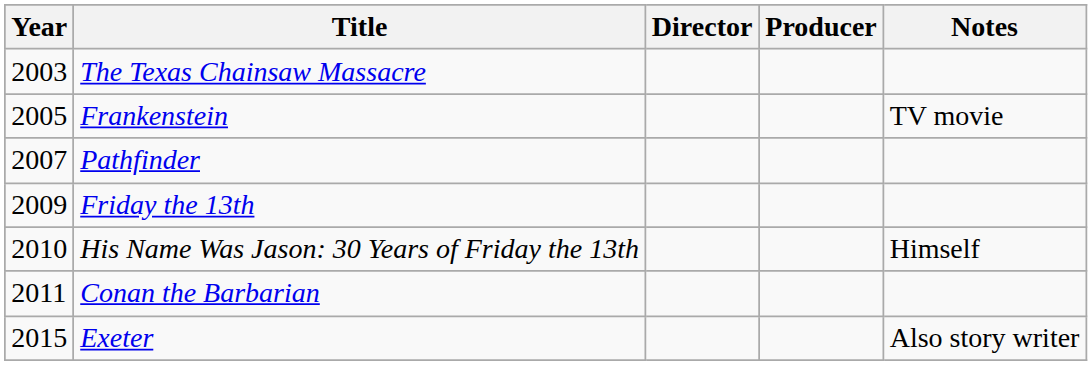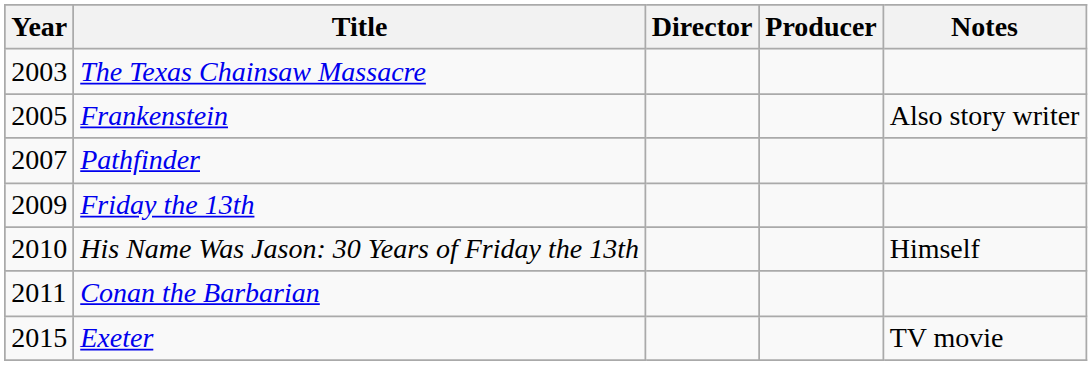(947, 115) TV movie -> (985, 115) Also story writer
(985, 337) Also story writer -> (947, 337) TV movie
